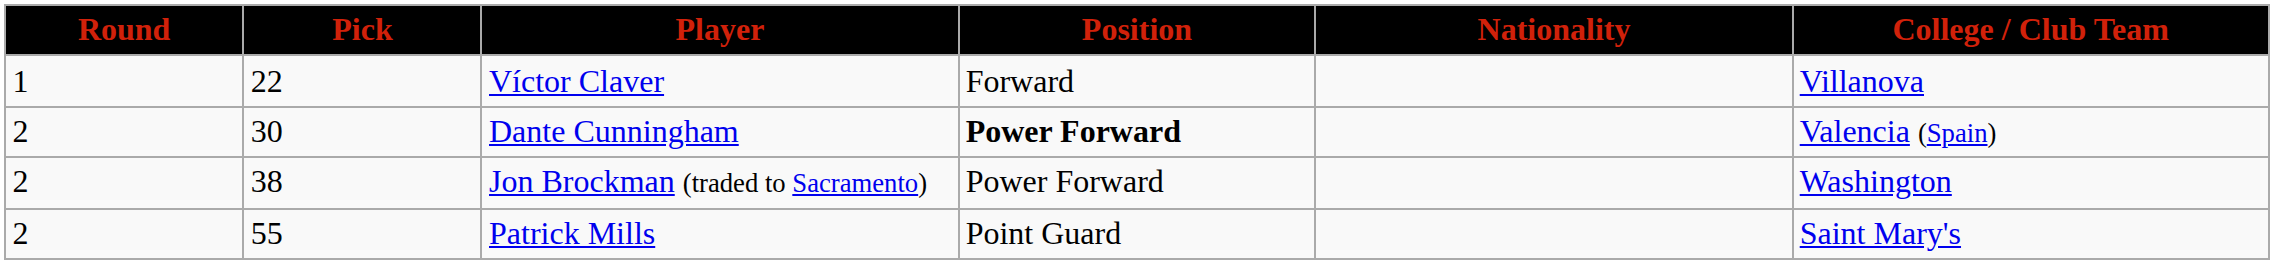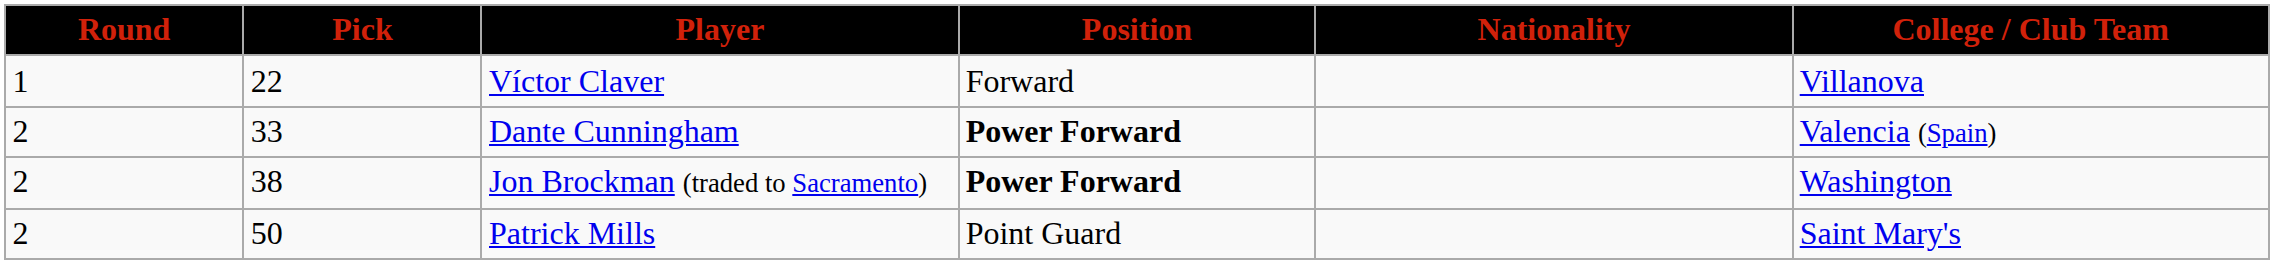(267, 131) 30 -> (267, 131) 33
(1065, 182) normal -> (1073, 182) bold
(267, 232) 55 -> (267, 232) 50
